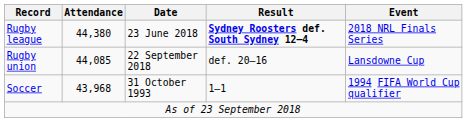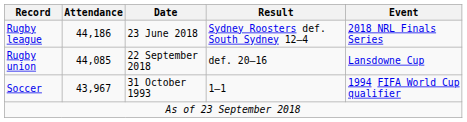(94, 34) 44,380 -> (94, 34) 44,186
(267, 34) bold -> (267, 34) normal
(94, 88) 43,968 -> (94, 88) 43,967
